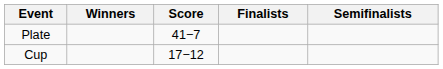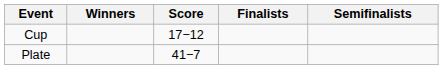rows swapped: (36, 54) <-> (36, 34)
